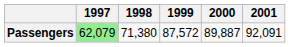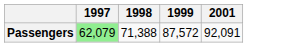- column: (222, 13)
(139, 32) 71,380 -> (139, 32) 71,388
